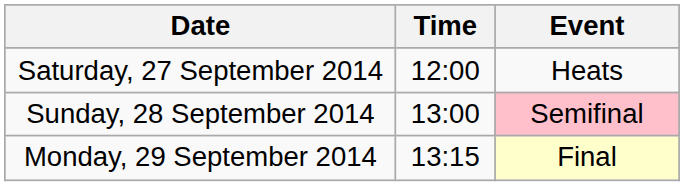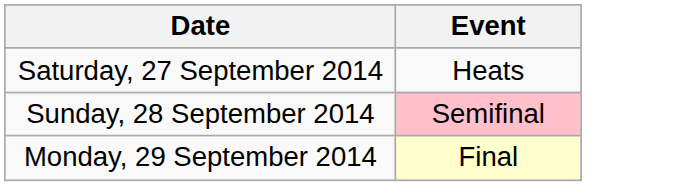- column: (445, 26)
